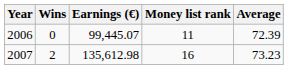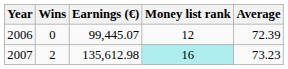(188, 34) 11 -> (188, 34) 12
(188, 54) no background -> (188, 54) paleturquoise background
